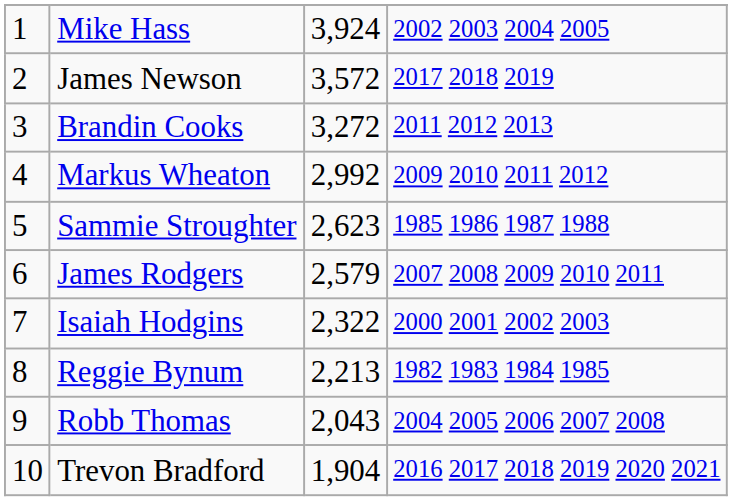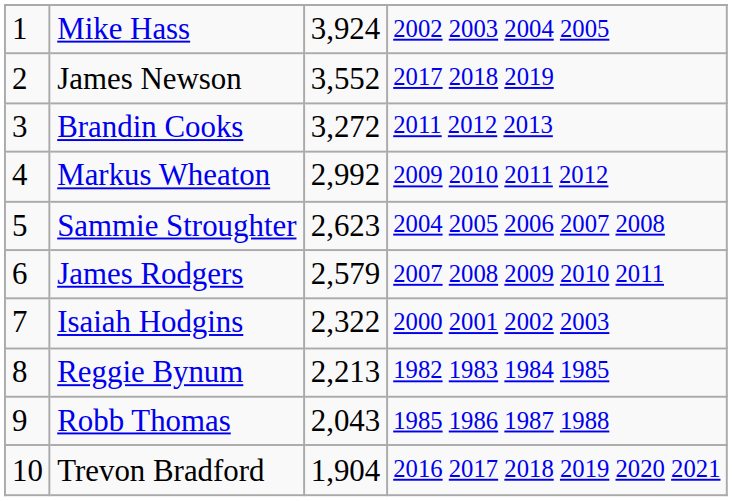(345, 77) 3,572 -> (345, 77) 3,552
(501, 224) 1985 1986 1987 1988 -> (529, 224) 2004 2005 2006 2007 2008
(529, 420) 2004 2005 2006 2007 2008 -> (501, 420) 1985 1986 1987 1988
